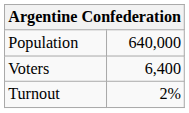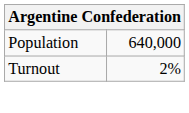- row: (29, 68)
